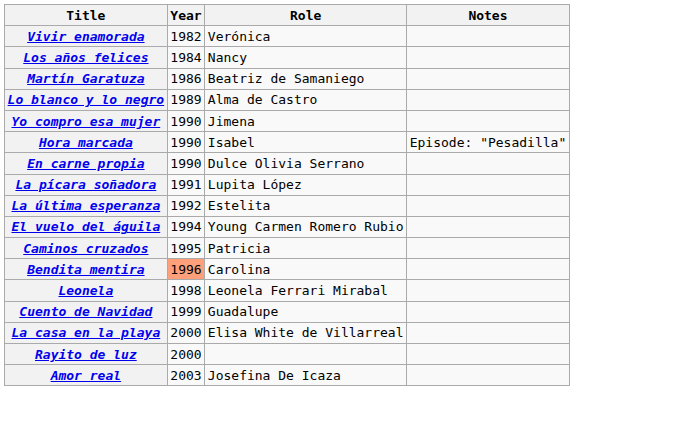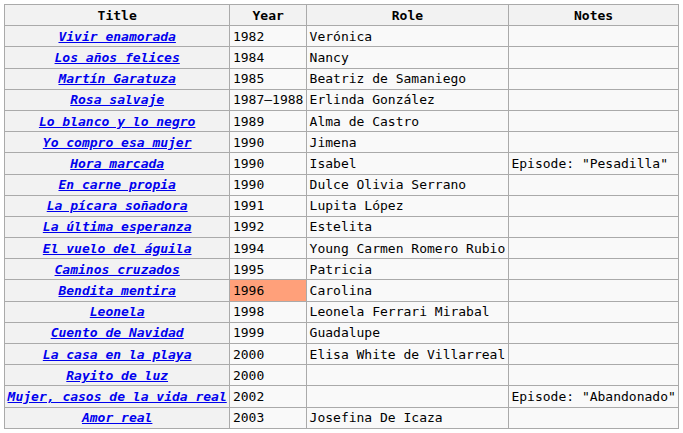(186, 79) 1986 -> (249, 79) 1985
+ row: (117, 100)
+ row: (117, 396)
